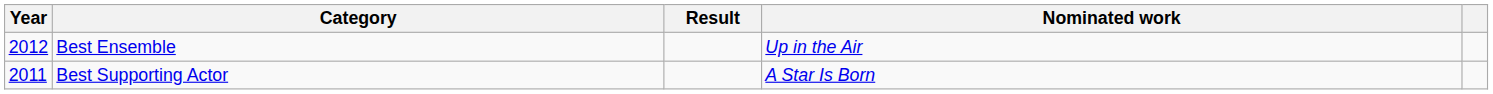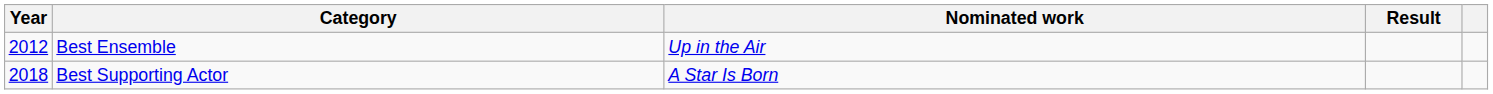columns swapped: (1112, 18) <-> (713, 18)
(28, 74) 2011 -> (28, 74) 2018
